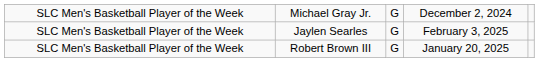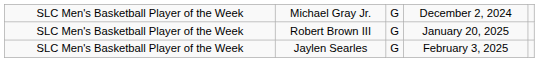rows swapped: (331, 48) <-> (331, 31)
